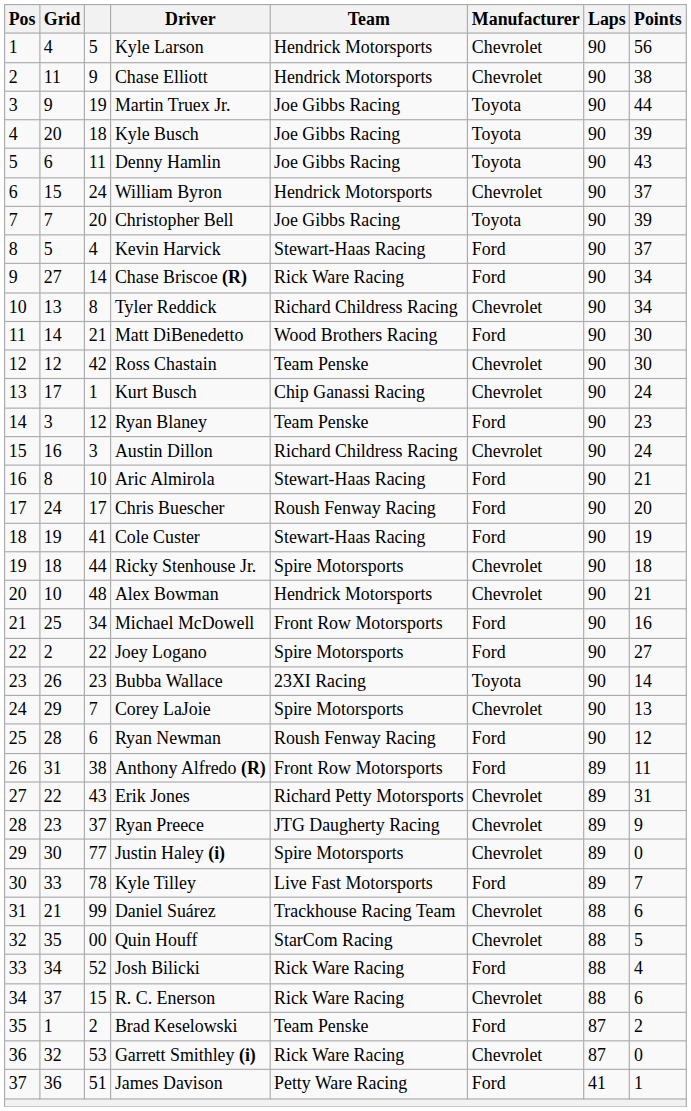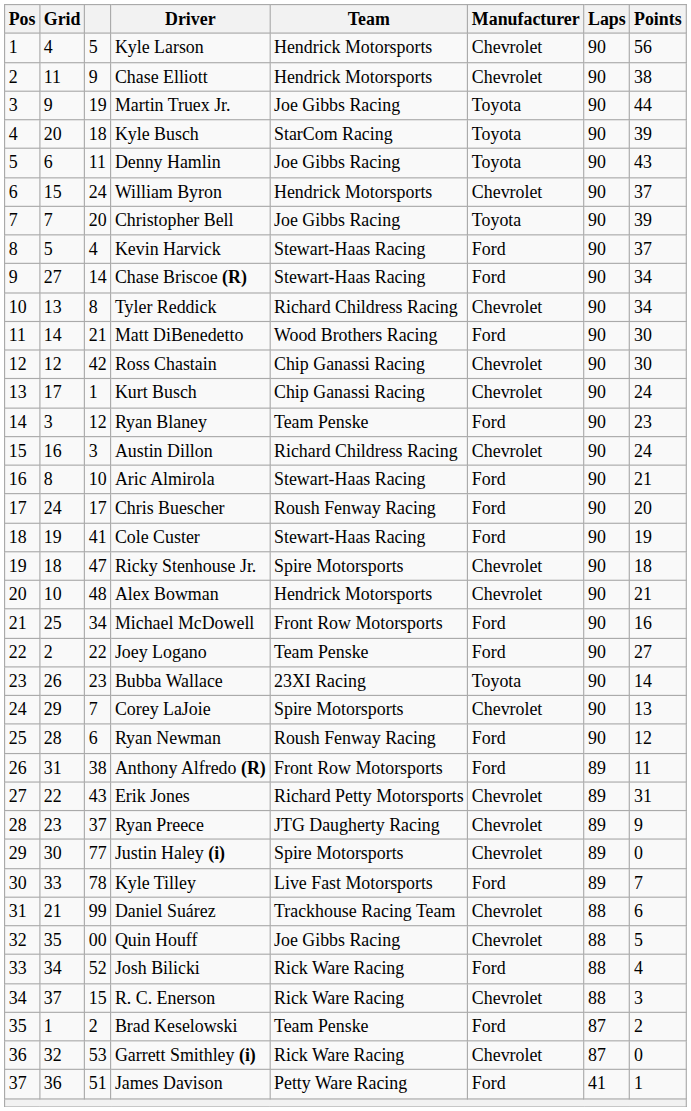(337, 133) Joe Gibbs Racing -> (333, 133) StarCom Racing
(339, 277) Rick Ware Racing -> (350, 277) Stewart-Haas Racing
(321, 363) Team Penske -> (349, 363) Chip Ganassi Racing
(98, 565) 44 -> (98, 565) 47
(339, 651) Spire Motorsports -> (321, 651) Team Penske
(333, 939) StarCom Racing -> (337, 939) Joe Gibbs Racing
(638, 997) 6 -> (638, 997) 3
